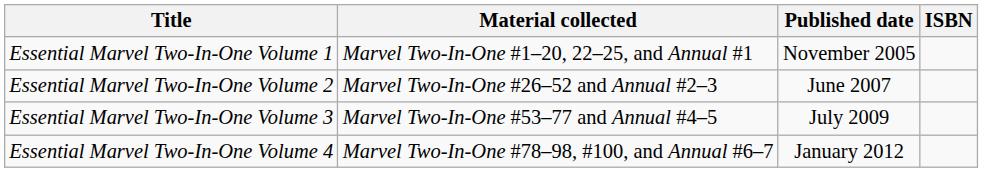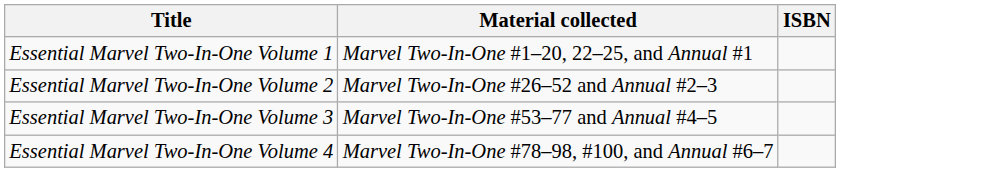- column: (849, 20)
